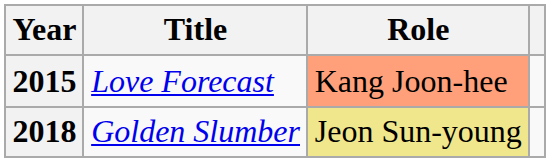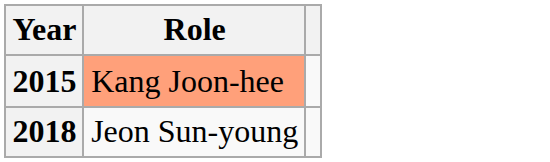- column: (196, 29)
(418, 131) khaki background -> (195, 131) no background
